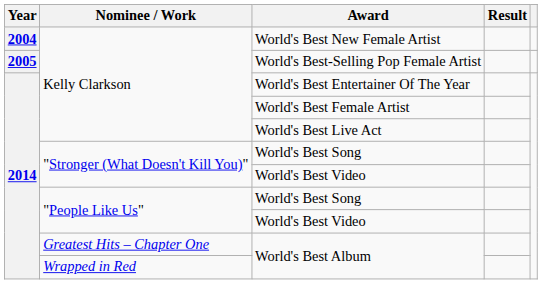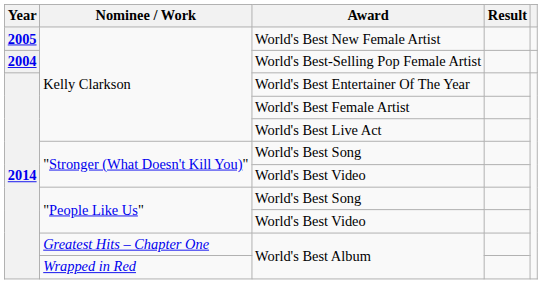(22, 38) 2004 -> (22, 38) 2005
(22, 61) 2005 -> (22, 61) 2004
